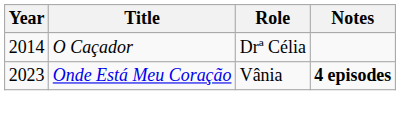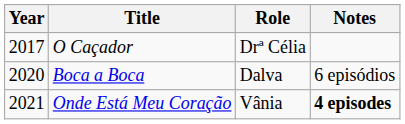(27, 47) 2014 -> (27, 47) 2017
+ row: (99, 75)
(27, 75) 2023 -> (27, 103) 2021
